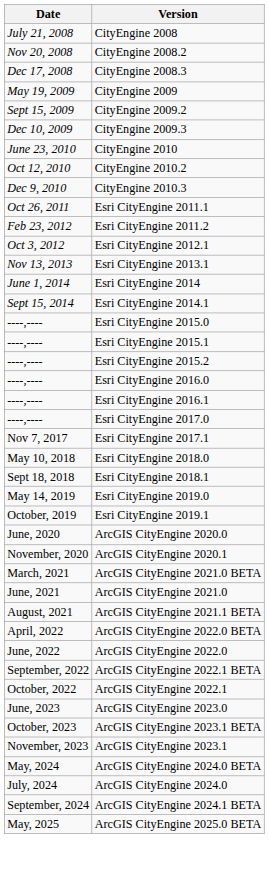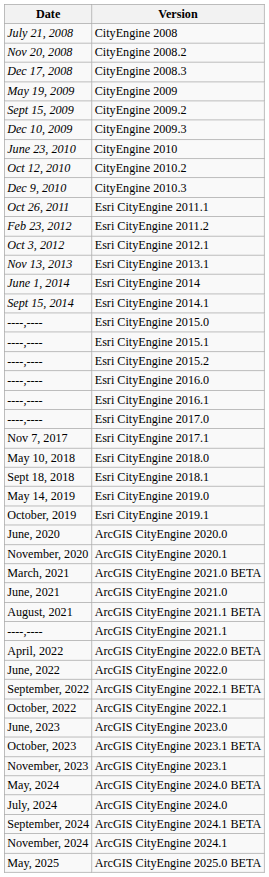+ row: (161, 631)
+ row: (161, 843)
